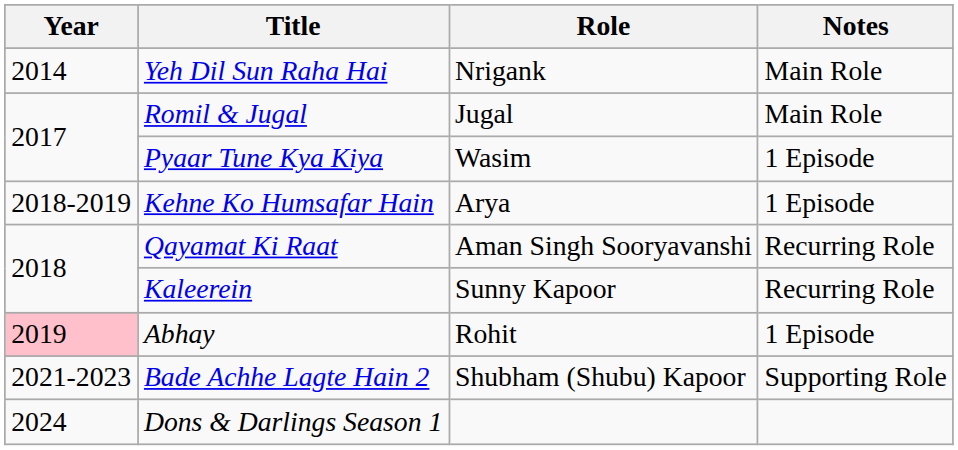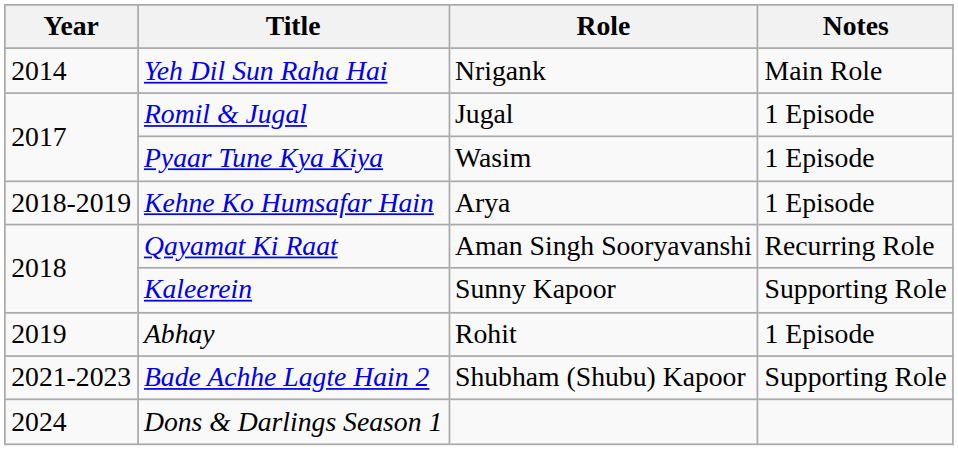(823, 114) Main Role -> (820, 114) 1 Episode
(850, 289) Recurring Role -> (856, 289) Supporting Role
(39, 333) pink background -> (39, 333) no background
